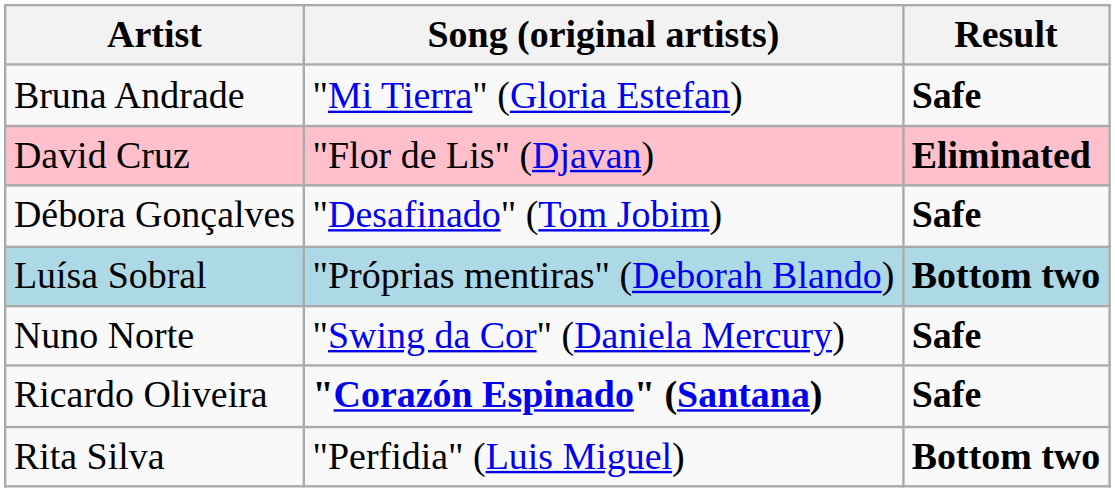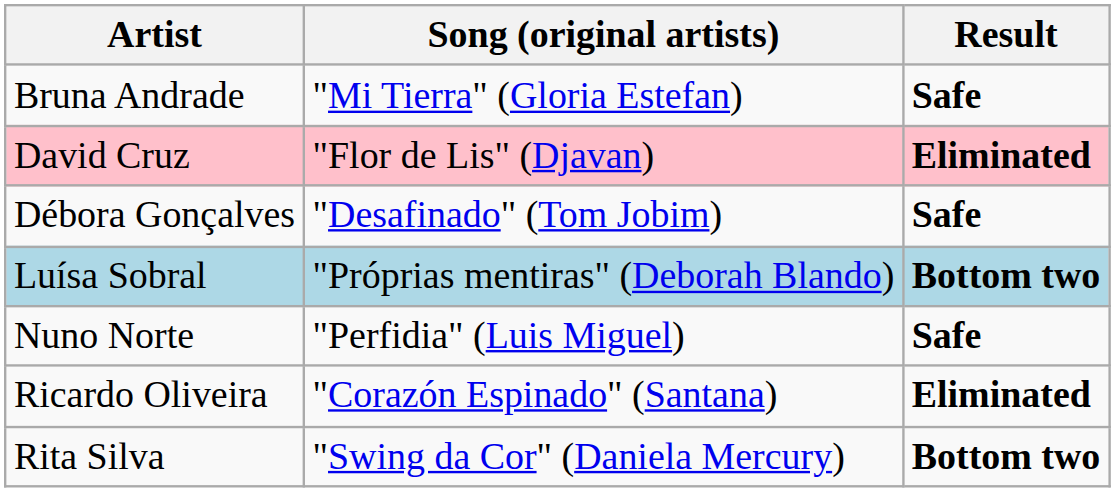(579, 335) "Swing da Cor" (Daniela Mercury) -> (499, 335) "Perfidia" (Luis Miguel)
(568, 395) bold -> (545, 395) normal
(947, 395) Safe -> (1001, 395) Eliminated
(499, 455) "Perfidia" (Luis Miguel) -> (579, 455) "Swing da Cor" (Daniela Mercury)
